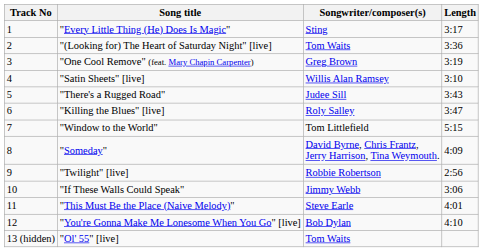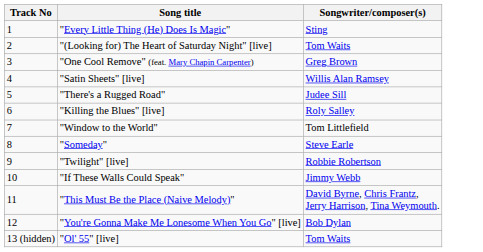- column: (460, 12)
(373, 150) David Byrne, Chris Frantz, Jerry Harrison, Tina Weymouth. -> (329, 144) Steve Earle
(329, 205) Steve Earle -> (373, 200) David Byrne, Chris Frantz, Jerry Harrison, Tina Weymouth.
